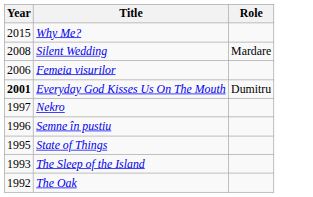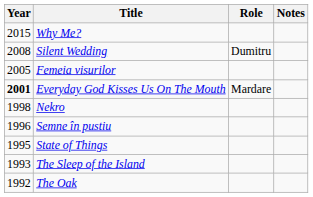+ column: (291, 13)
(251, 51) Mardare -> (251, 51) Dumitru
(19, 70) 2006 -> (19, 70) 2005
(251, 88) Dumitru -> (251, 88) Mardare
(19, 107) 1997 -> (19, 107) 1998
